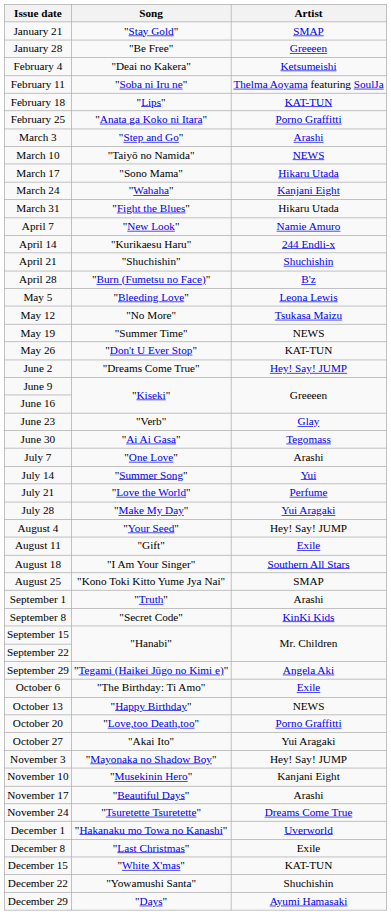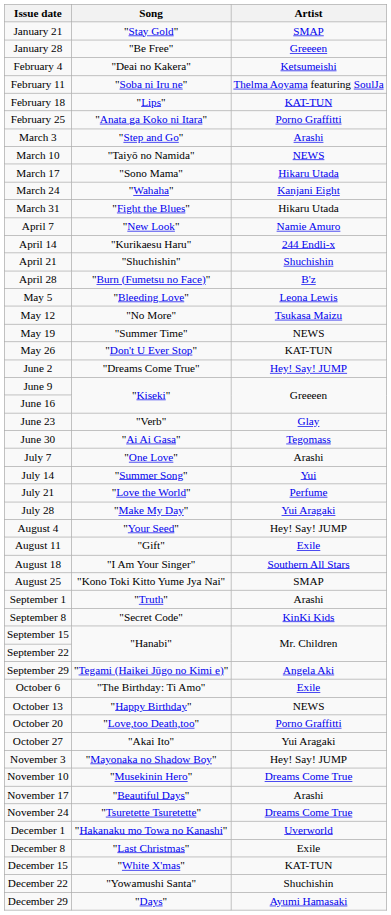(308, 777) Kanjani Eight -> (309, 777) Dreams Come True
